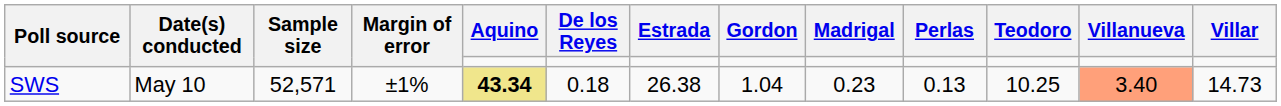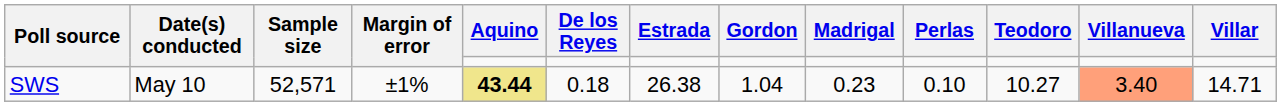(505, 85) 43.34 -> (505, 85) 43.44
(944, 85) 0.13 -> (944, 85) 0.10
(1033, 85) 10.25 -> (1033, 85) 10.27
(1235, 85) 14.73 -> (1235, 85) 14.71
